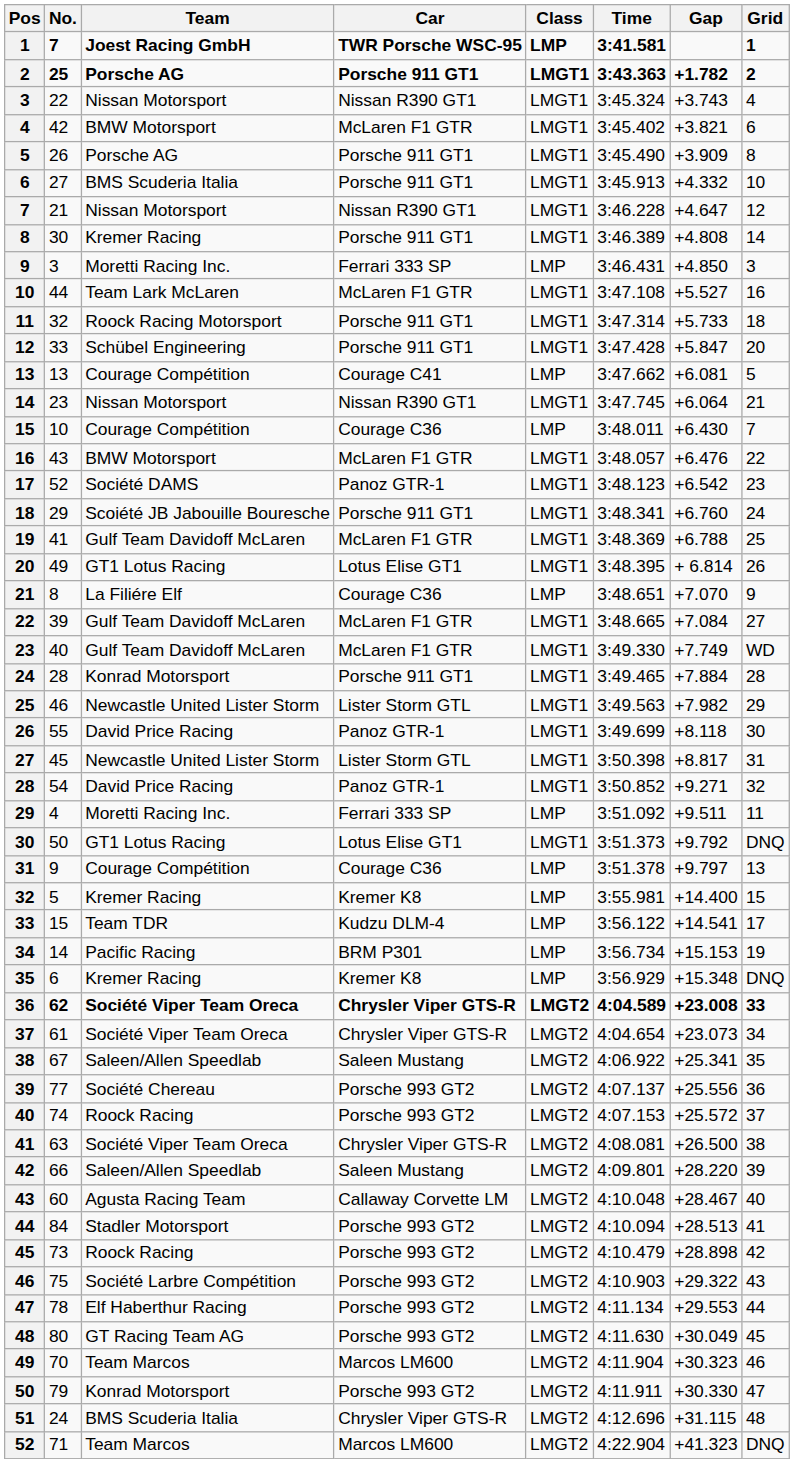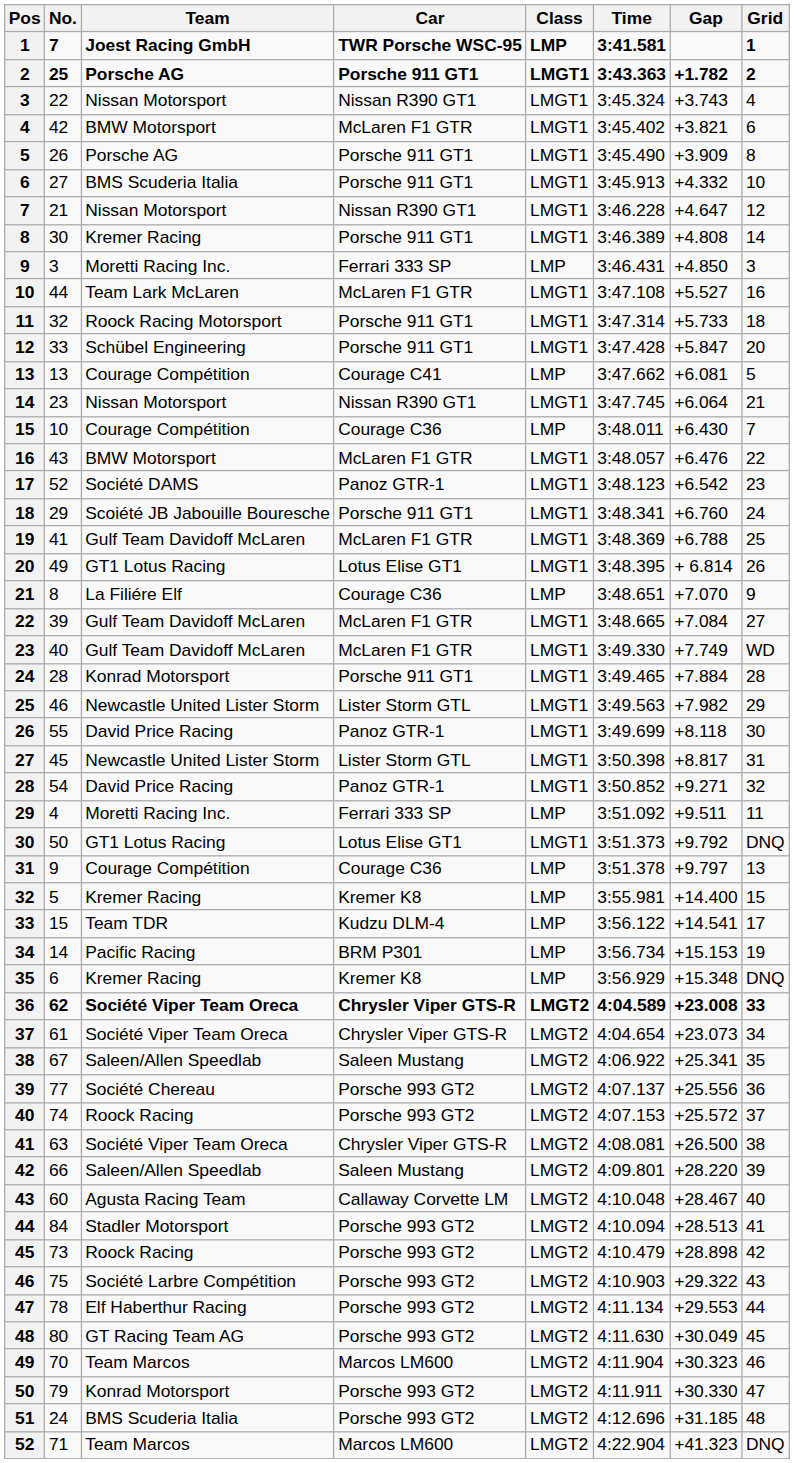(423, 1417) Chrysler Viper GTS-R -> (406, 1417) Porsche 993 GT2
(705, 1417) +31.115 -> (706, 1417) +31.185
